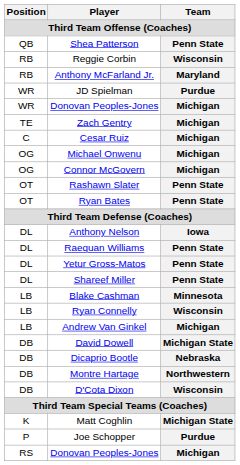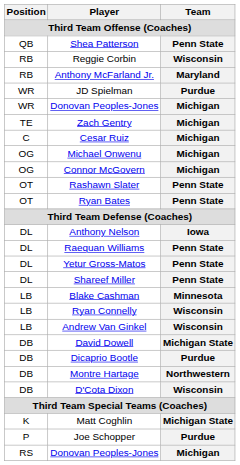(198, 327) Michigan -> (198, 327) Wisconsin
(198, 358) Nebraska -> (198, 358) Purdue
